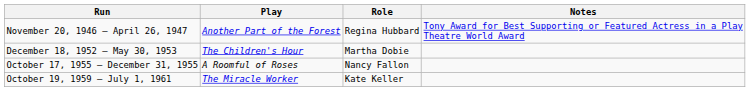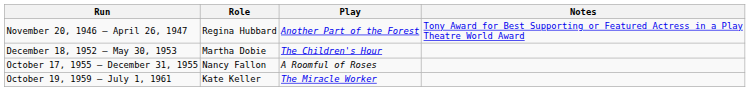columns swapped: (271, 12) <-> (382, 12)
